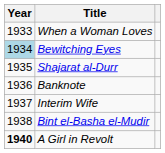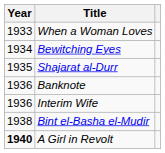(20, 49) lightblue background -> (20, 49) no background
(20, 103) 1937 -> (20, 103) 1936
